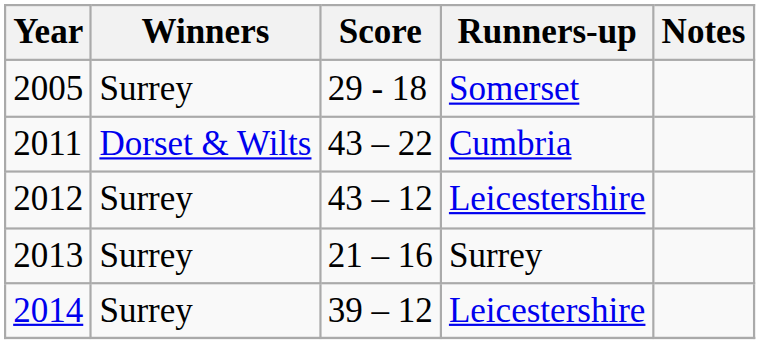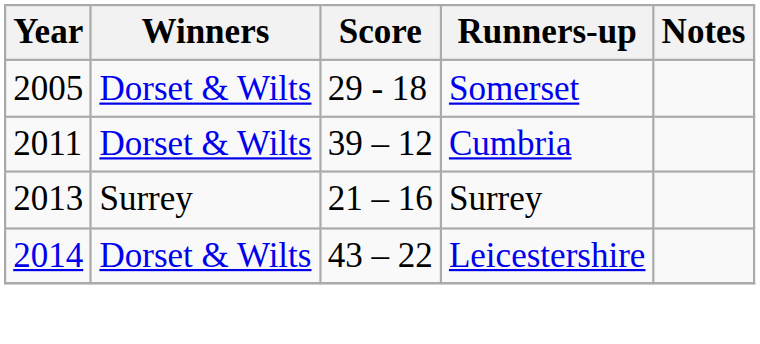(146, 87) Surrey -> (205, 87) Dorset & Wilts
(380, 143) 43 – 22 -> (380, 143) 39 – 12
- row: (48, 198)
(146, 310) Surrey -> (205, 254) Dorset & Wilts
(380, 310) 39 – 12 -> (380, 254) 43 – 22
